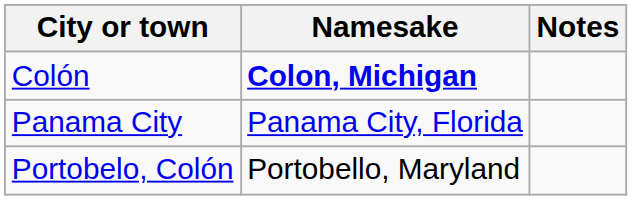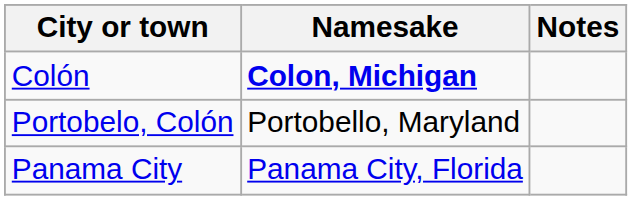rows swapped: (97, 122) <-> (123, 169)
